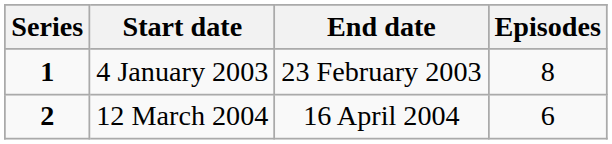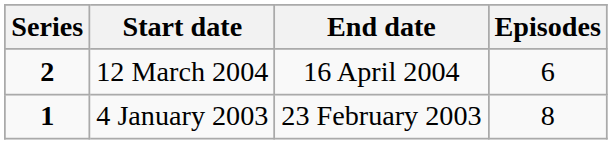rows swapped: (182, 71) <-> (182, 116)
